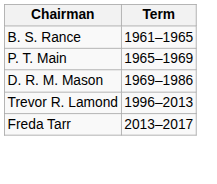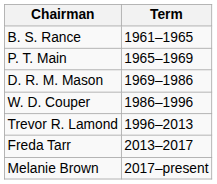+ row: (49, 102)
+ row: (53, 168)
